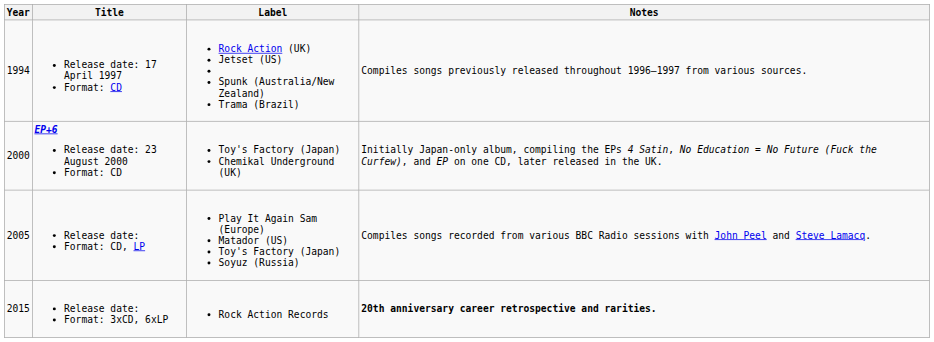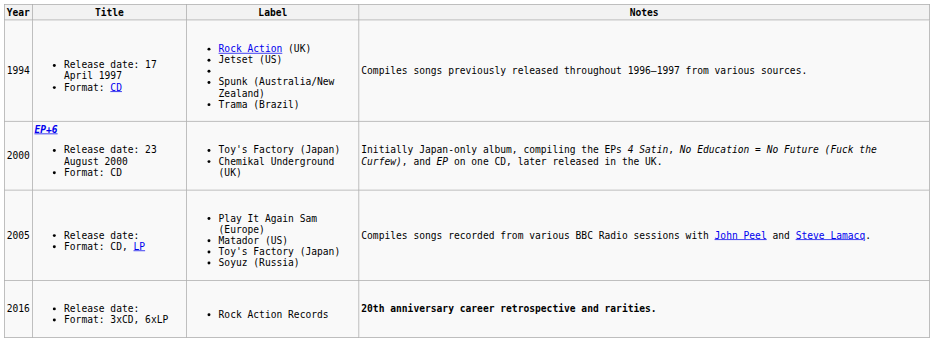(18, 309) 2015 -> (18, 309) 2016
